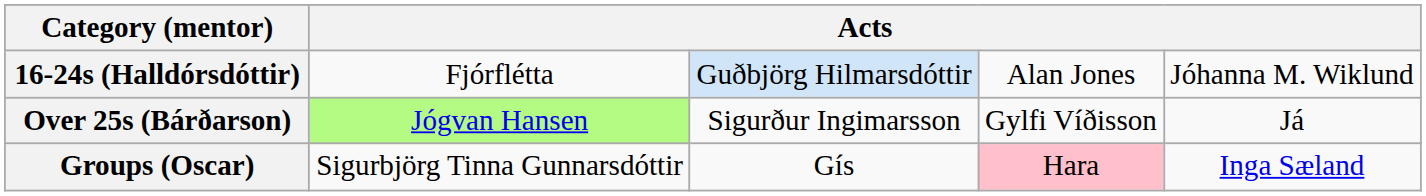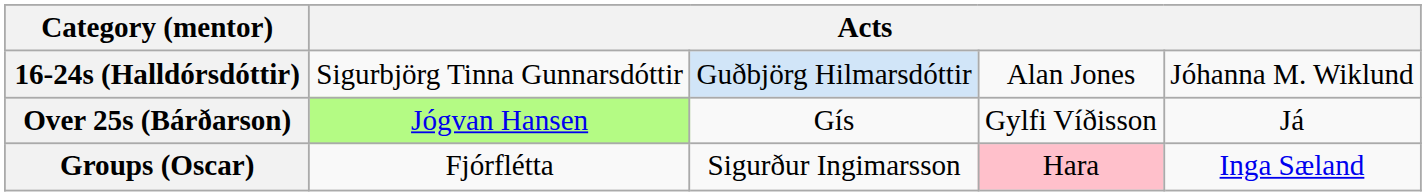(500, 73) Fjórflétta -> (500, 73) Sigurbjörg Tinna Gunnarsdóttir
(834, 119) Sigurður Ingimarsson -> (834, 119) Gís
(500, 166) Sigurbjörg Tinna Gunnarsdóttir -> (500, 166) Fjórflétta
(834, 166) Gís -> (834, 166) Sigurður Ingimarsson
